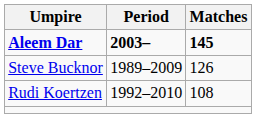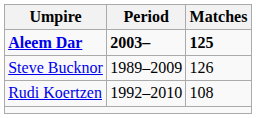(202, 42) 145 -> (202, 42) 125
